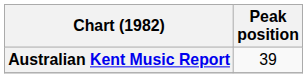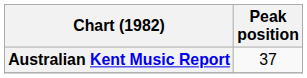(268, 60) 39 -> (268, 60) 37
